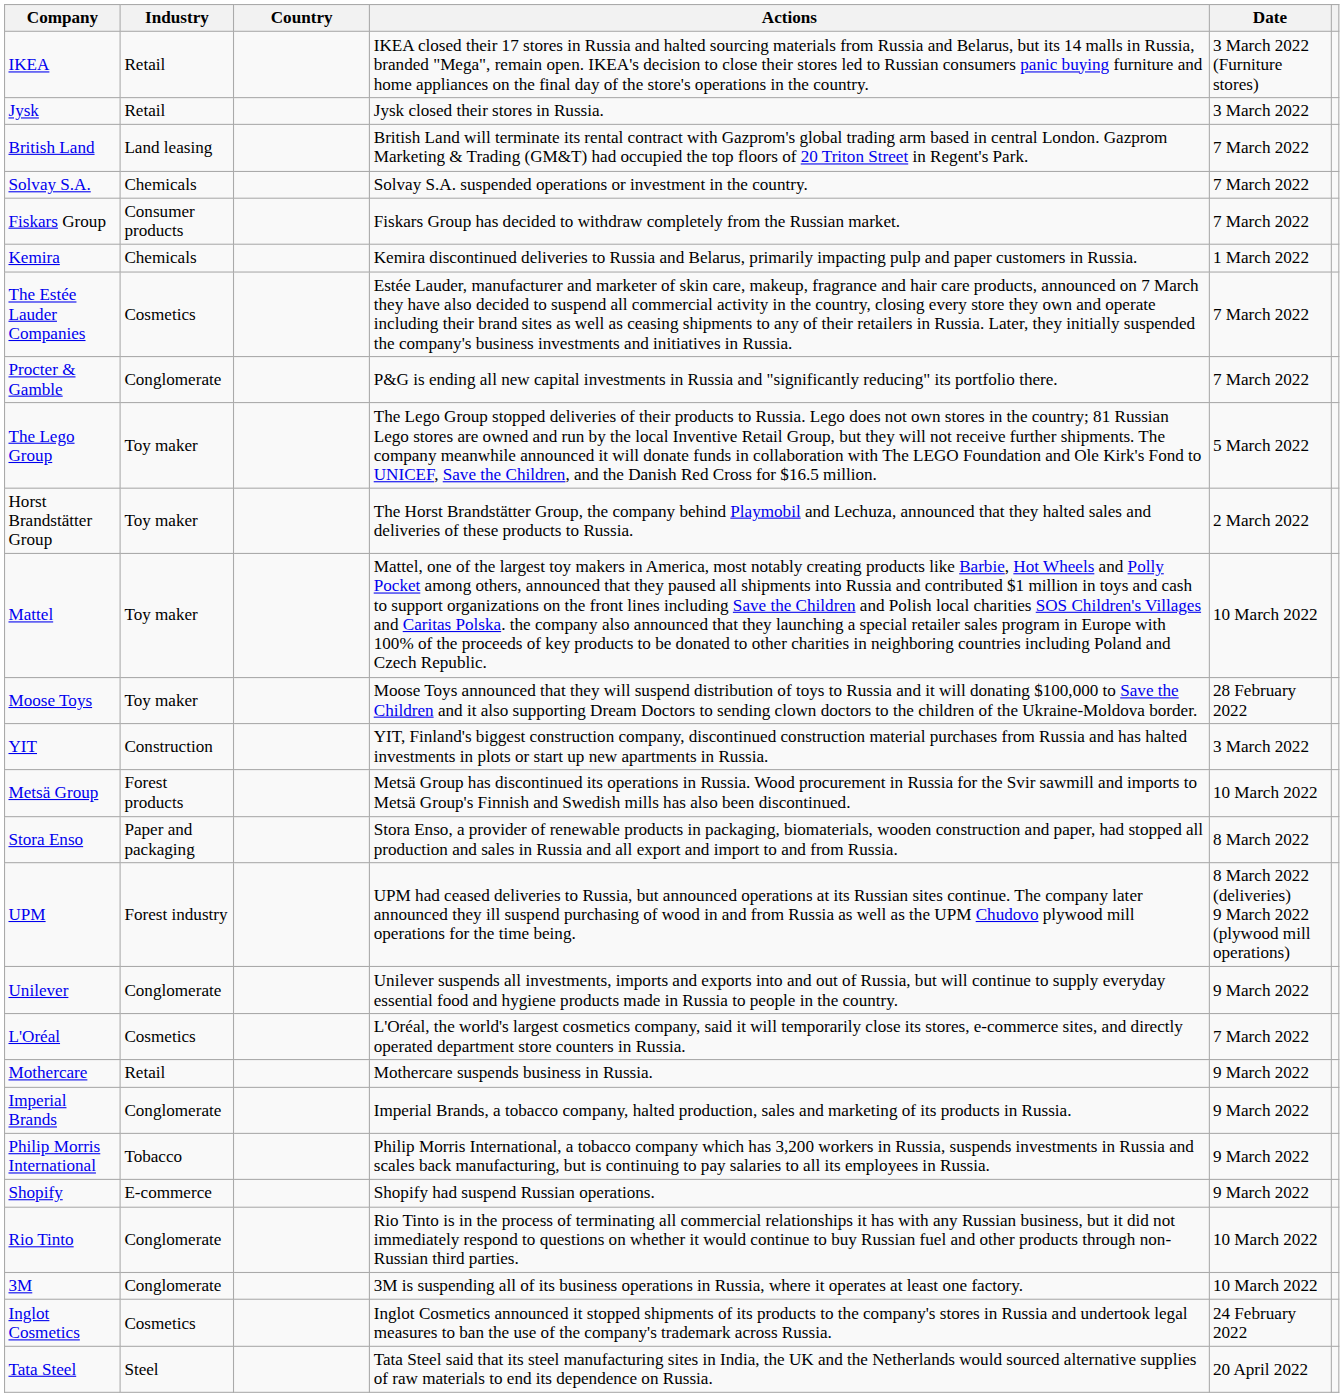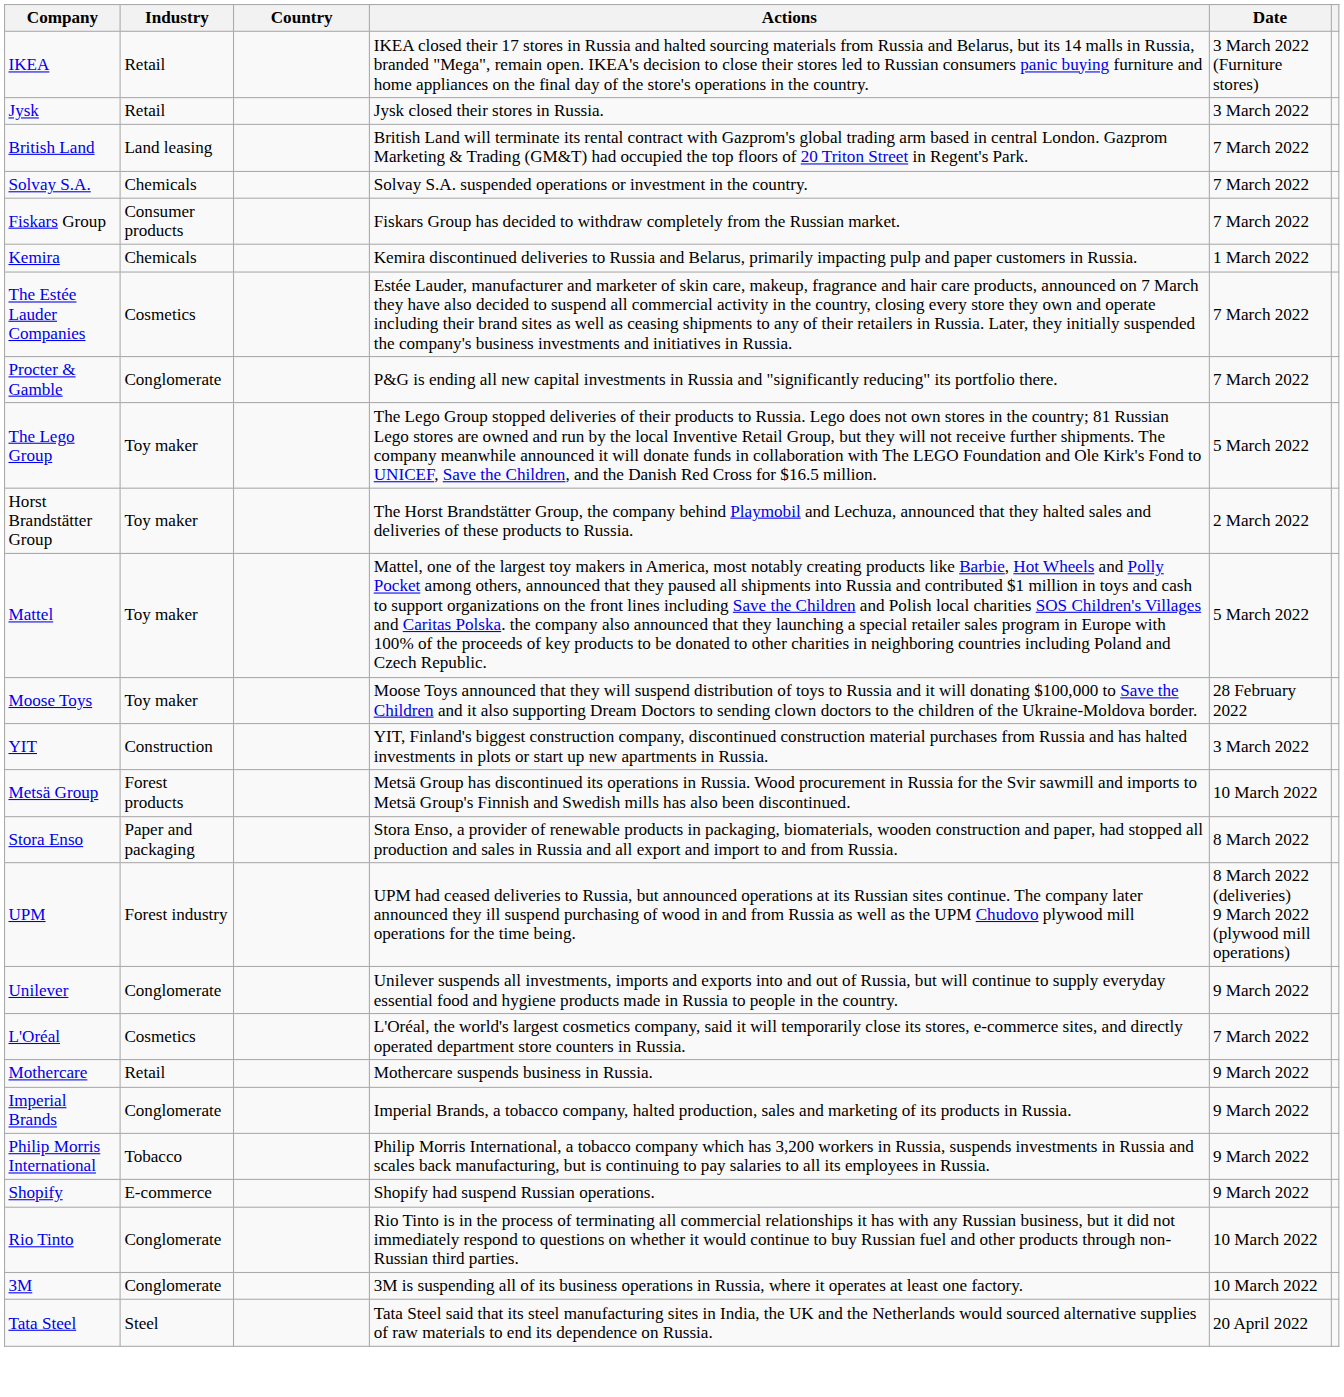(1265, 615) 10 March 2022 -> (1261, 615) 5 March 2022
- row: (44, 1322)
